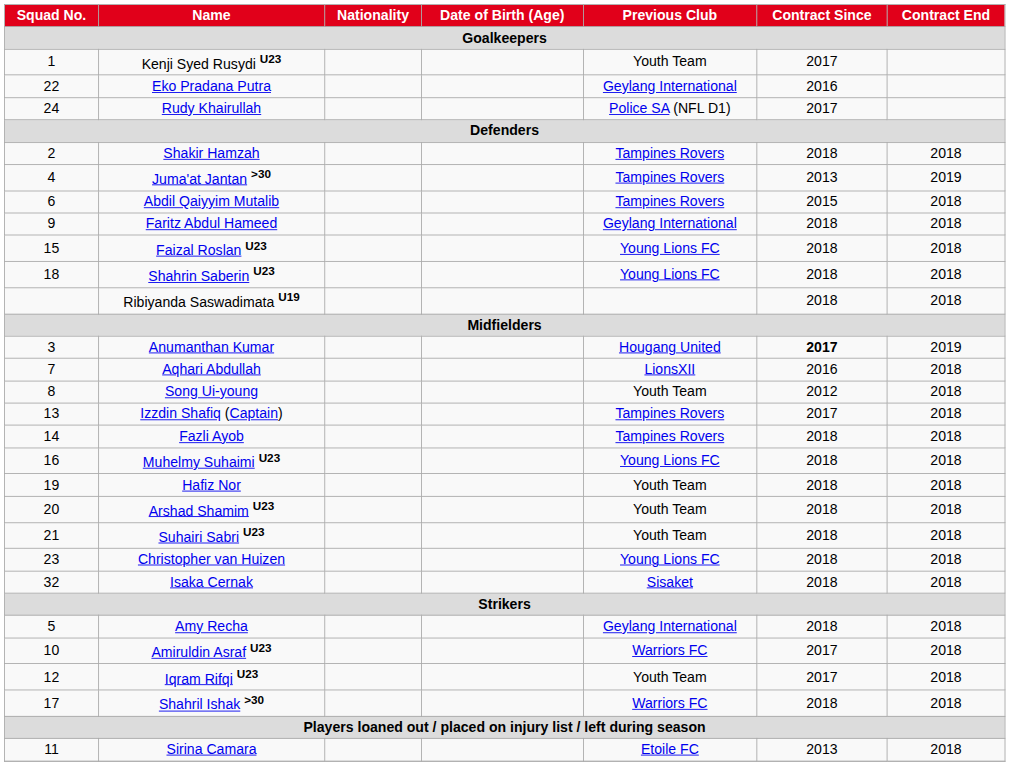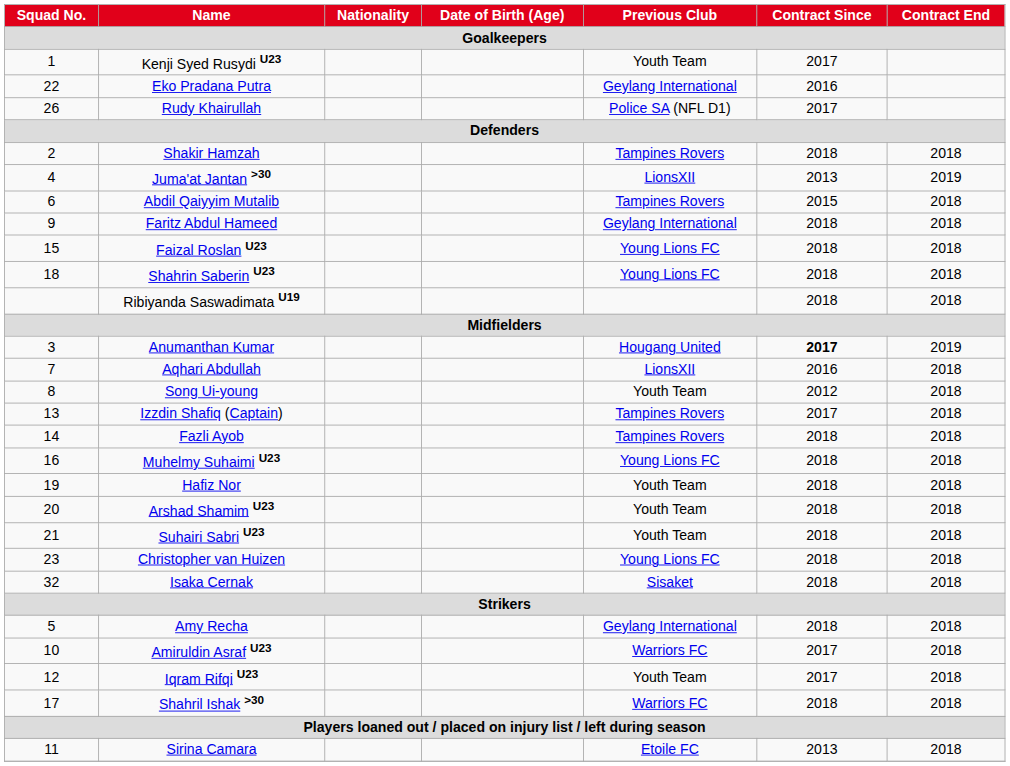(51, 108) 24 -> (51, 108) 26
(670, 177) Tampines Rovers -> (670, 177) LionsXII
